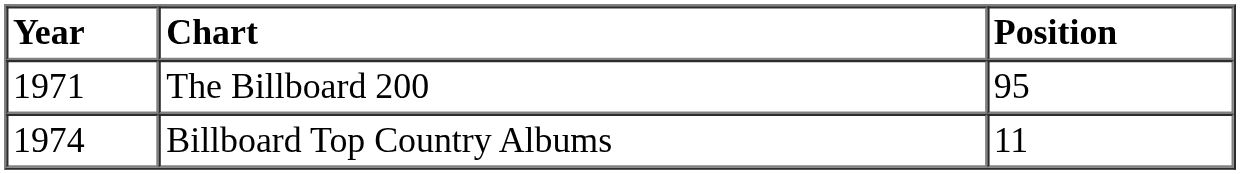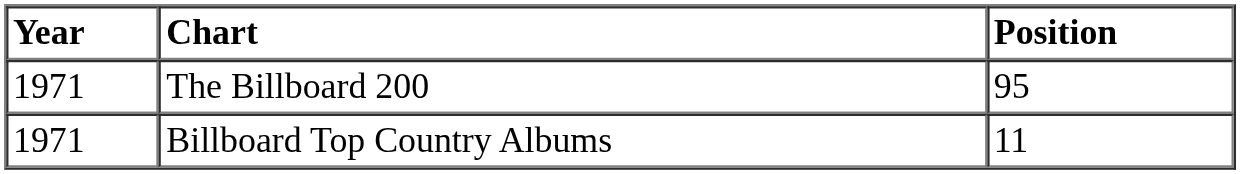(49, 140) 1974 -> (49, 140) 1971
